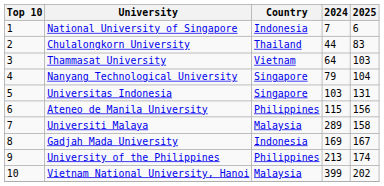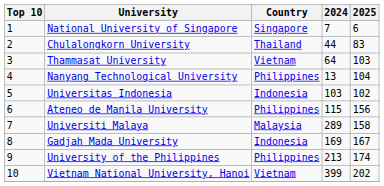(281, 29) Indonesia -> (281, 29) Singapore
(281, 77) Singapore -> (287, 77) Philippines
(330, 77) 79 -> (330, 77) 13
(281, 93) Singapore -> (281, 93) Indonesia
(362, 93) 131 -> (362, 93) 102
(278, 173) Malaysia -> (275, 173) Vietnam
